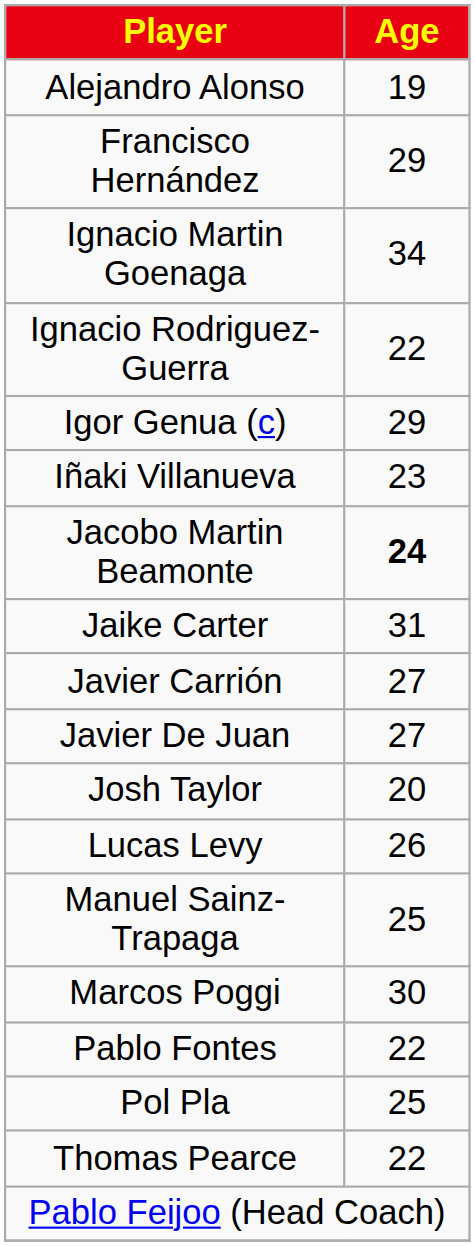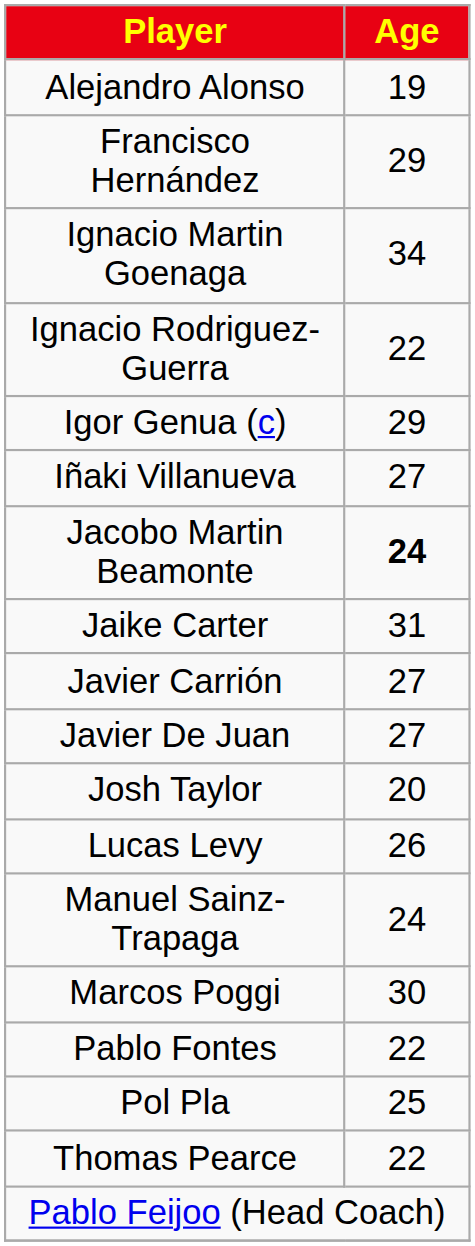(407, 477) 23 -> (407, 477) 27
(407, 919) 25 -> (407, 919) 24
